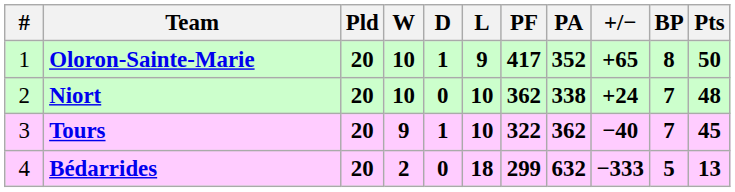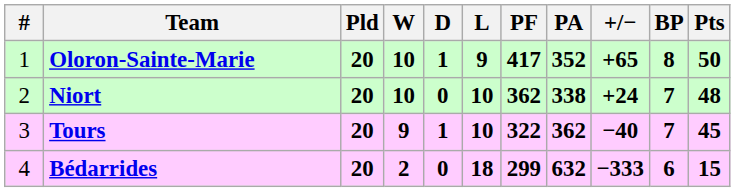(669, 167) 5 -> (669, 167) 6
(709, 167) 13 -> (709, 167) 15
